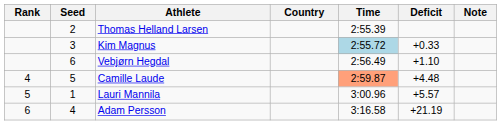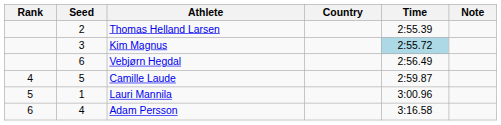- column: (426, 12)
(368, 78) lightsalmon background -> (415, 78) no background
